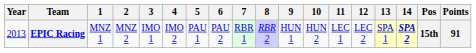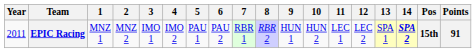(16, 33) 2013 -> (16, 33) 2011
